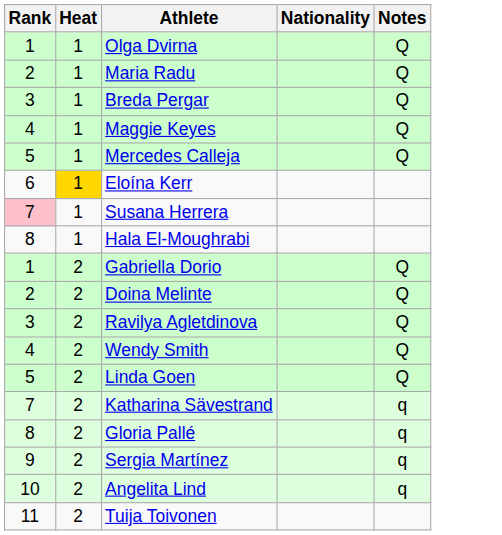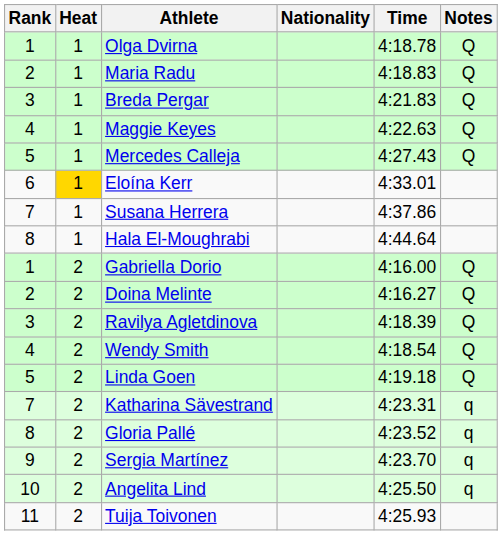+ column: (407, 18)
(30, 211) pink background -> (30, 211) no background
